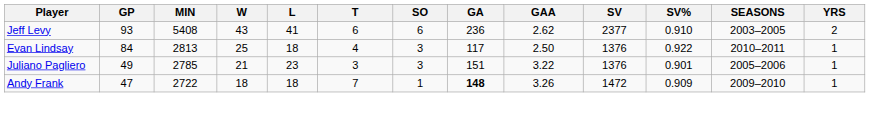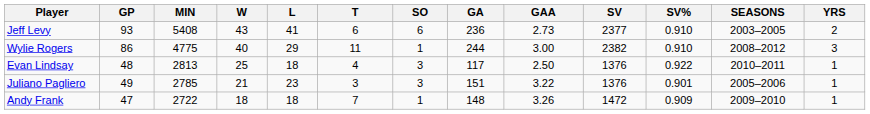(543, 30) 2.62 -> (543, 30) 2.73
+ row: (40, 48)
(127, 48) 84 -> (127, 65) 48
(475, 83) bold -> (475, 100) normal
